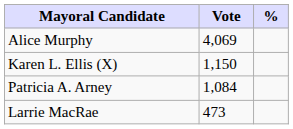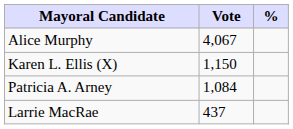(220, 40) 4,069 -> (220, 40) 4,067
(214, 111) 473 -> (214, 111) 437
